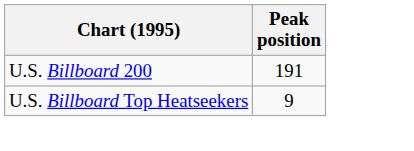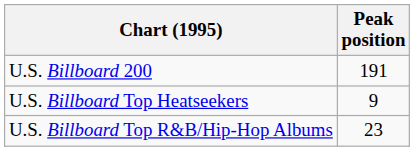+ row: (171, 130)
